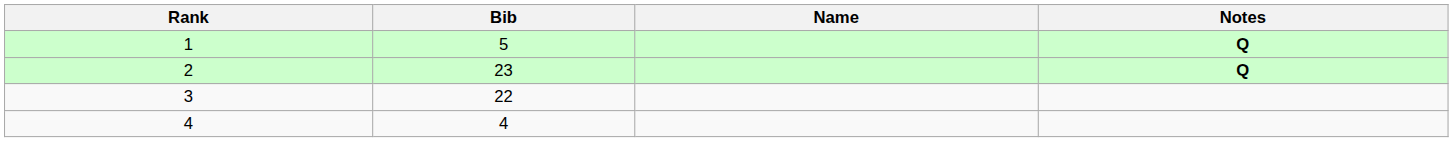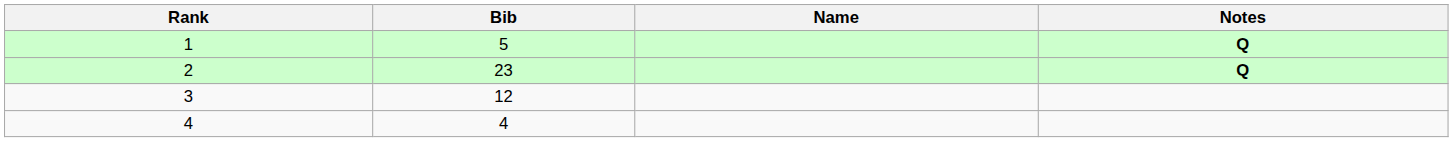(504, 96) 22 -> (504, 96) 12
